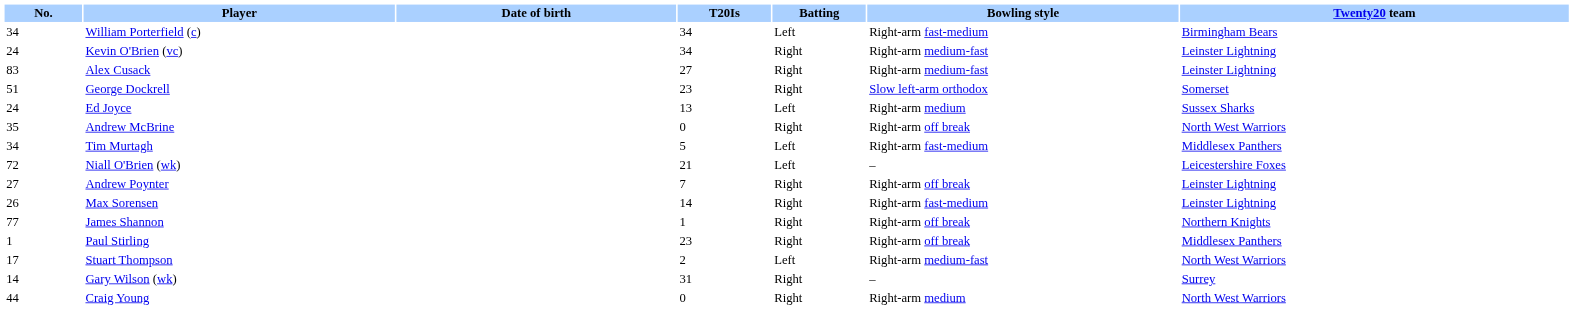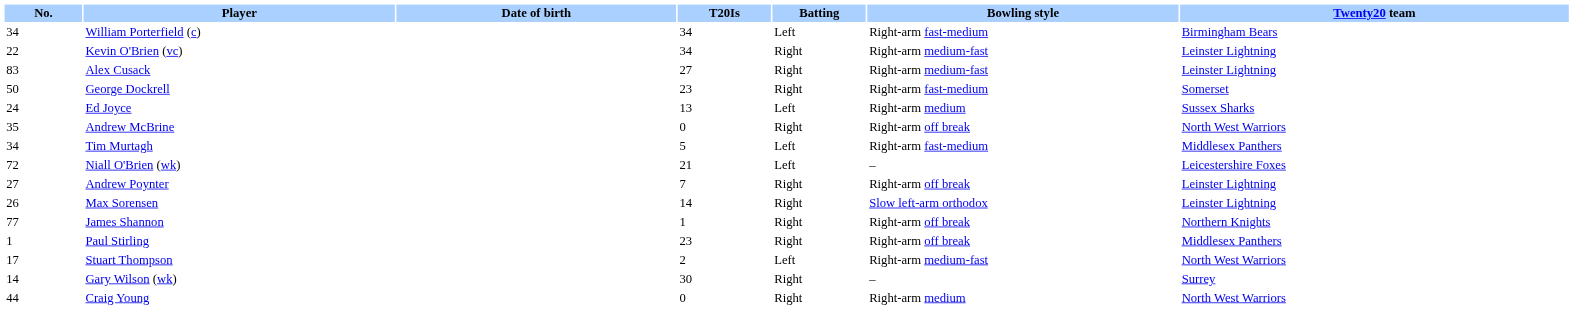(12, 51) 24 -> (12, 51) 22
(12, 89) 51 -> (12, 89) 50
(928, 89) Slow left-arm orthodox -> (929, 89) Right-arm fast-medium
(929, 202) Right-arm fast-medium -> (928, 202) Slow left-arm orthodox
(686, 278) 31 -> (686, 278) 30
